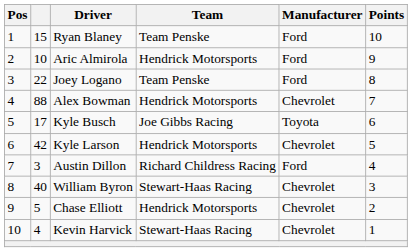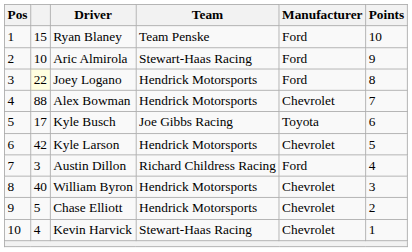(198, 57) Hendrick Motorsports -> (195, 57) Stewart-Haas Racing
(40, 79) no background -> (40, 79) lightyellow background
(174, 79) Team Penske -> (198, 79) Hendrick Motorsports
(195, 186) Stewart-Haas Racing -> (198, 186) Hendrick Motorsports
